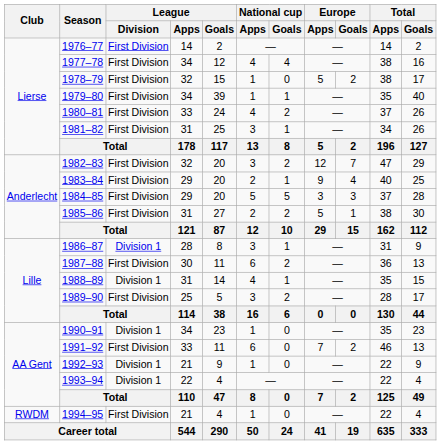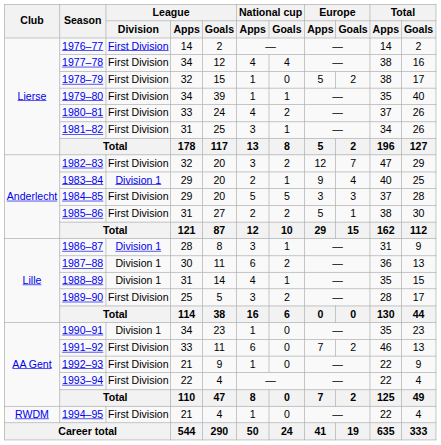(138, 180) First Division -> (138, 180) Division 1
(138, 264) First Division -> (138, 264) Division 1
(138, 364) Division 1 -> (138, 364) First Division
(138, 381) Division 1 -> (138, 381) First Division
